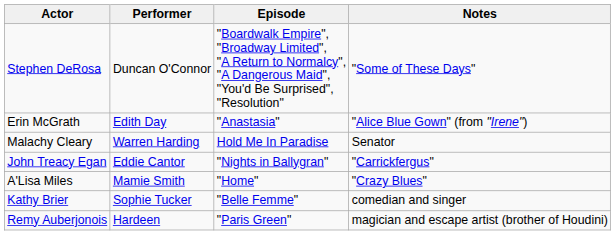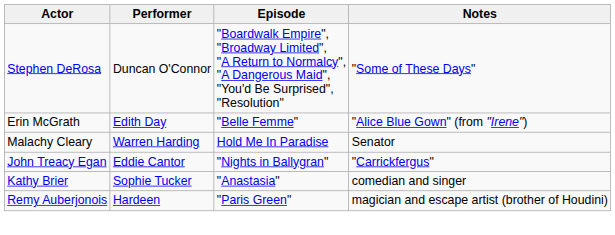(248, 122) "Anastasia" -> (257, 122) "Belle Femme"
- row: (40, 181)
(257, 200) "Belle Femme" -> (248, 181) "Anastasia"
